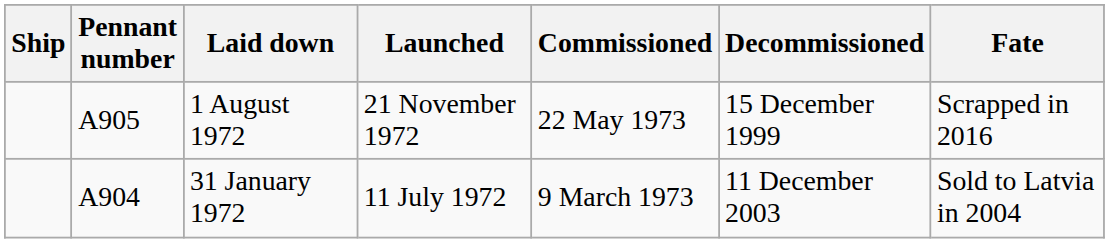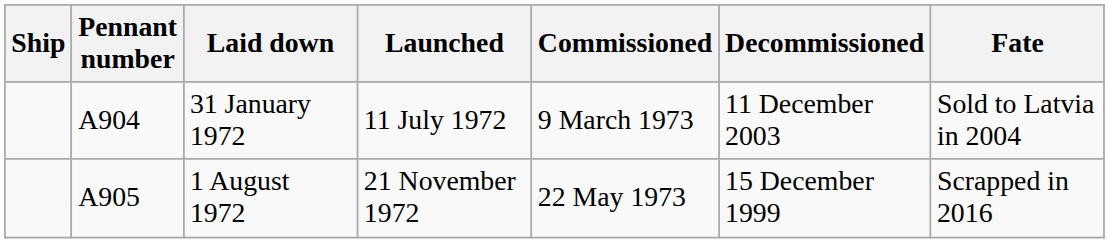rows swapped: (250, 197) <-> (240, 119)
